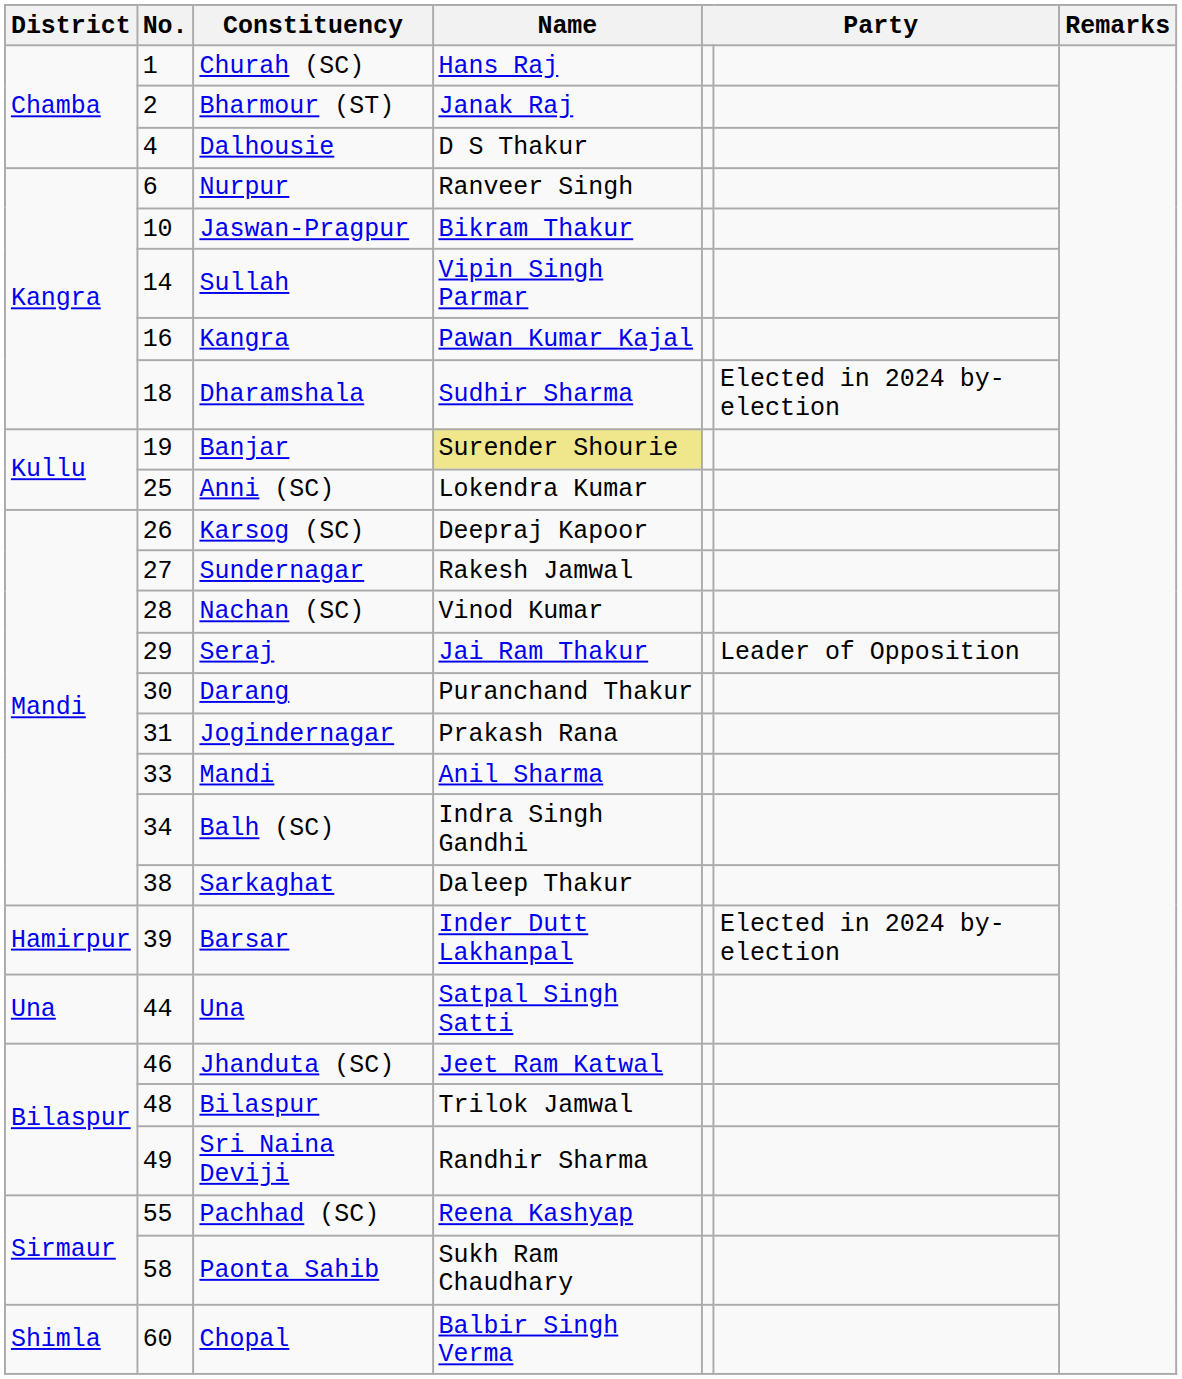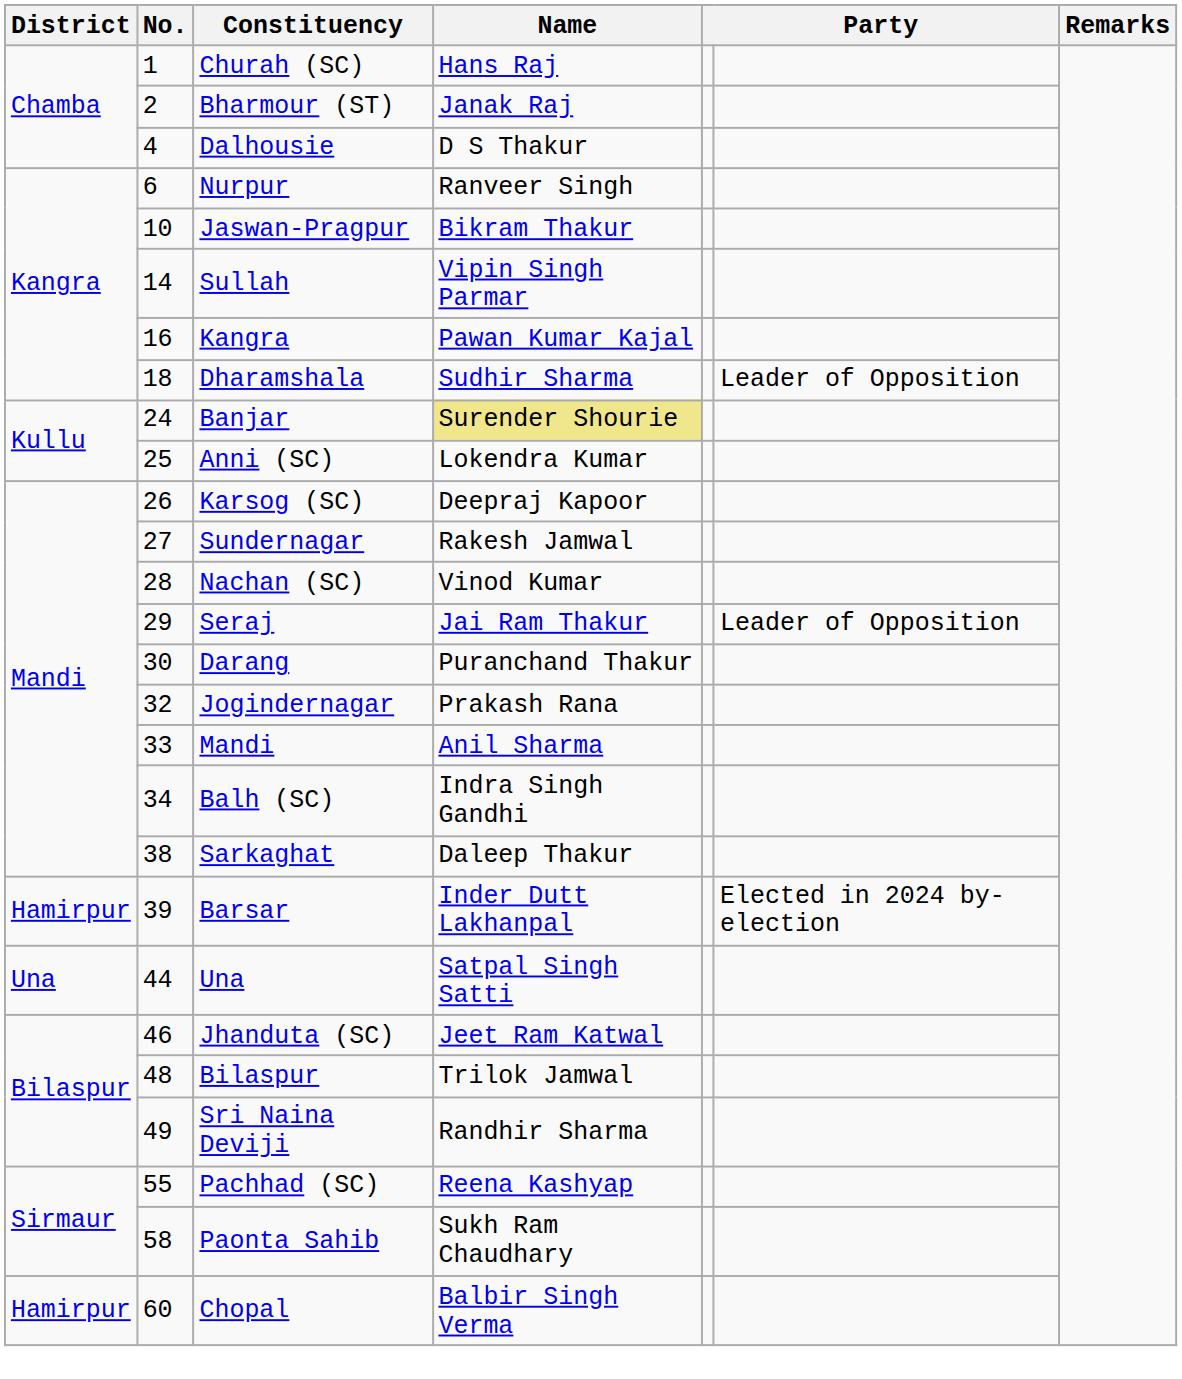(862, 394) Elected in 2024 by-election -> (870, 380) Leader of Opposition
(158, 449) 19 -> (158, 420) 24
(158, 734) 31 -> (158, 705) 32
(56, 1340) Shimla -> (71, 1311) Hamirpur
